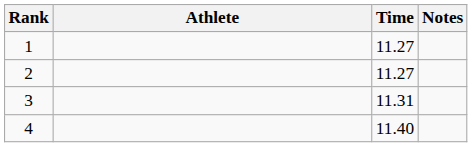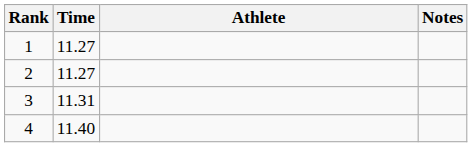columns swapped: (212, 18) <-> (395, 18)
